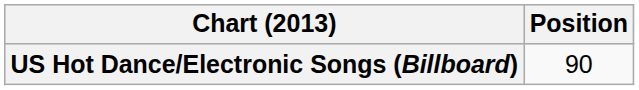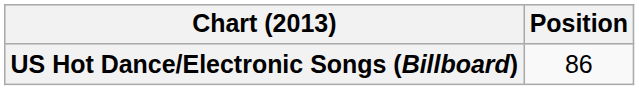(579, 63) 90 -> (579, 63) 86
